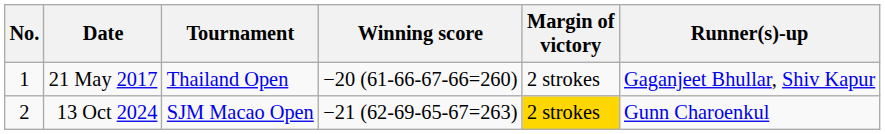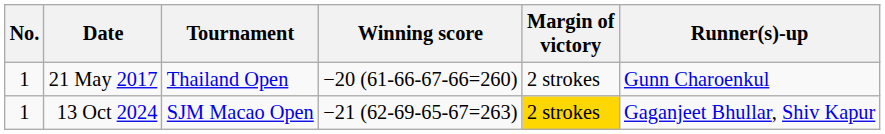(750, 79) Gaganjeet Bhullar, Shiv Kapur -> (697, 79) Gunn Charoenkul
(24, 112) 2 -> (24, 112) 1
(697, 112) Gunn Charoenkul -> (750, 112) Gaganjeet Bhullar, Shiv Kapur
